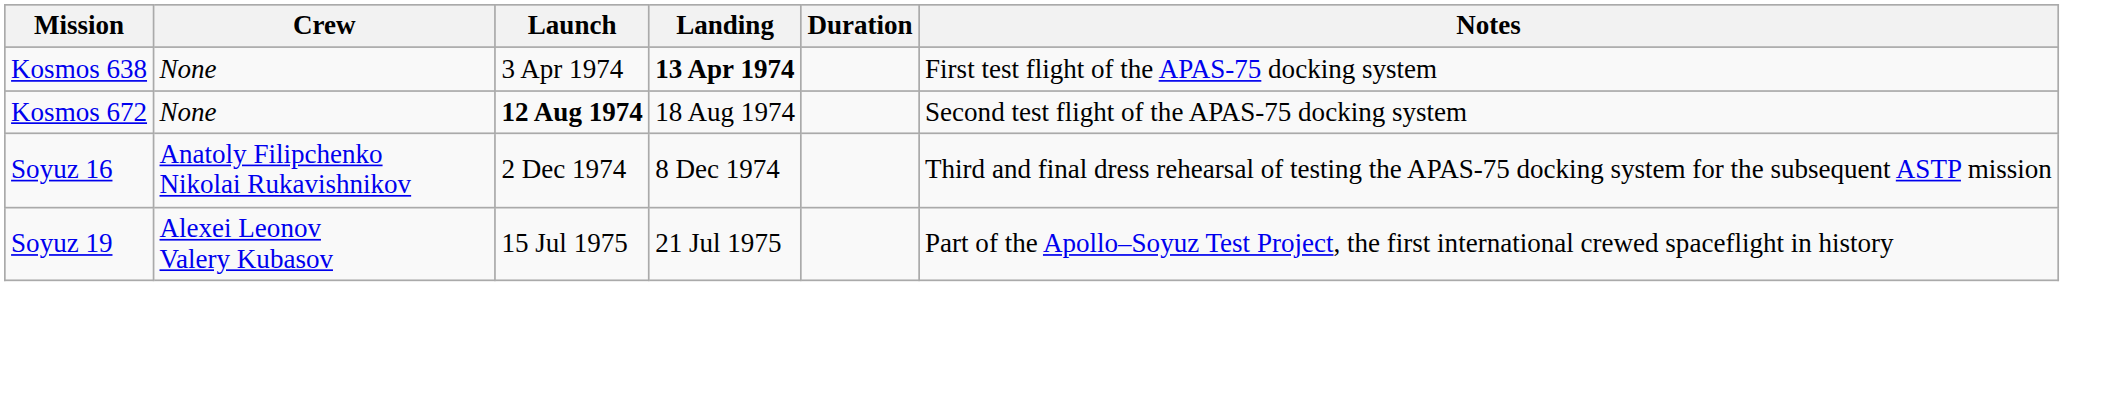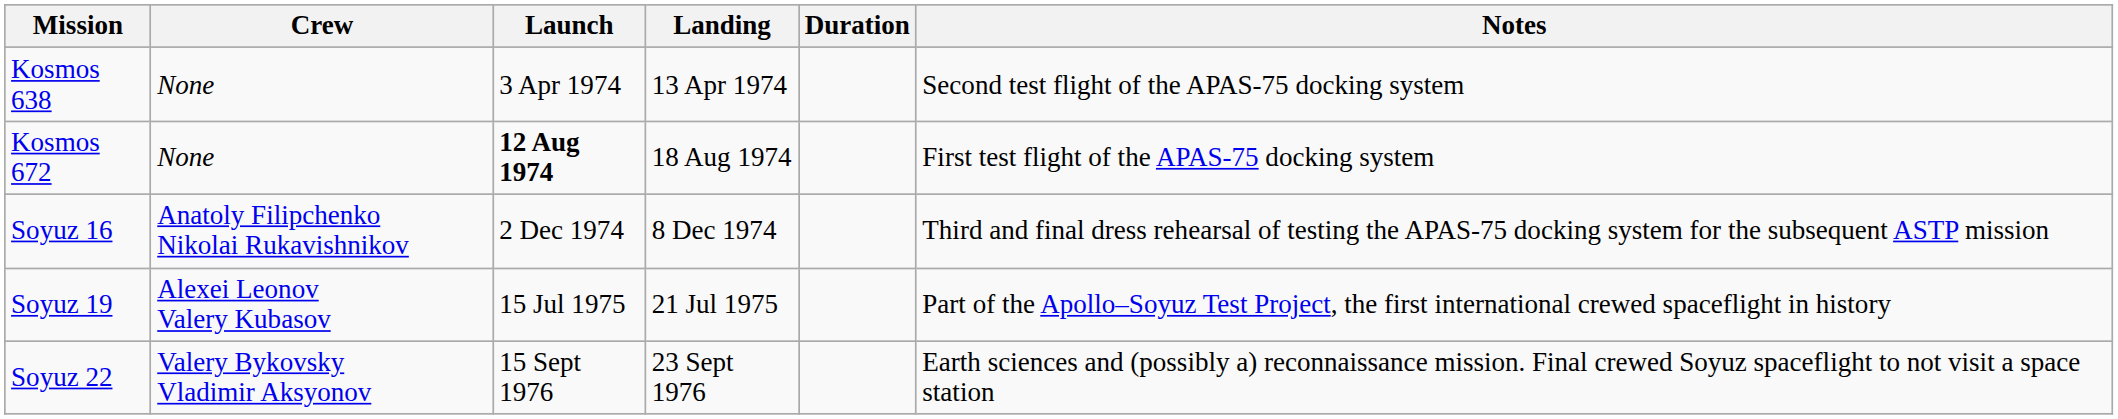(725, 68) bold -> (719, 84) normal
(1181, 68) First test flight of the APAS-75 docking system -> (1193, 84) Second test flight of the APAS-75 docking system
(1196, 111) Second test flight of the APAS-75 docking system -> (1178, 157) First test flight of the APAS-75 docking system
+ row: (62, 377)
